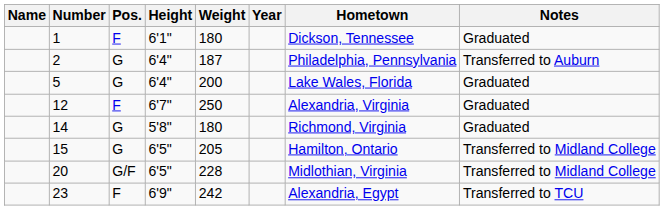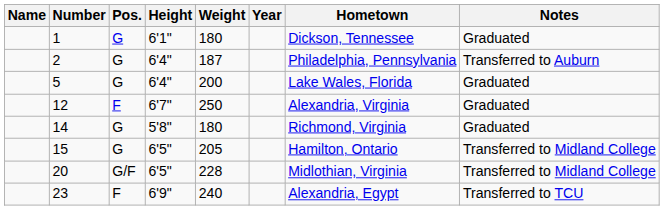(117, 37) F -> (118, 37) G
(210, 194) 242 -> (210, 194) 240
